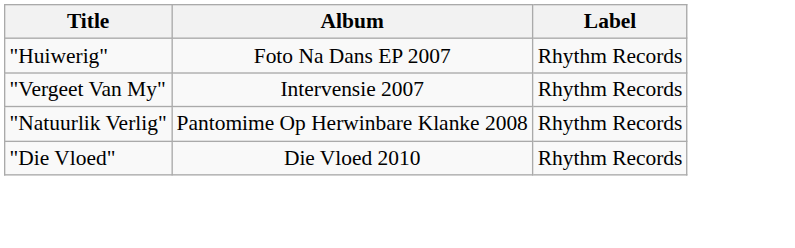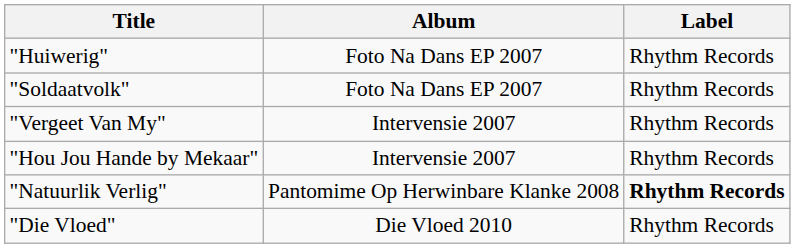+ row: (70, 89)
+ row: (134, 157)
(610, 123) normal -> (707, 191) bold
